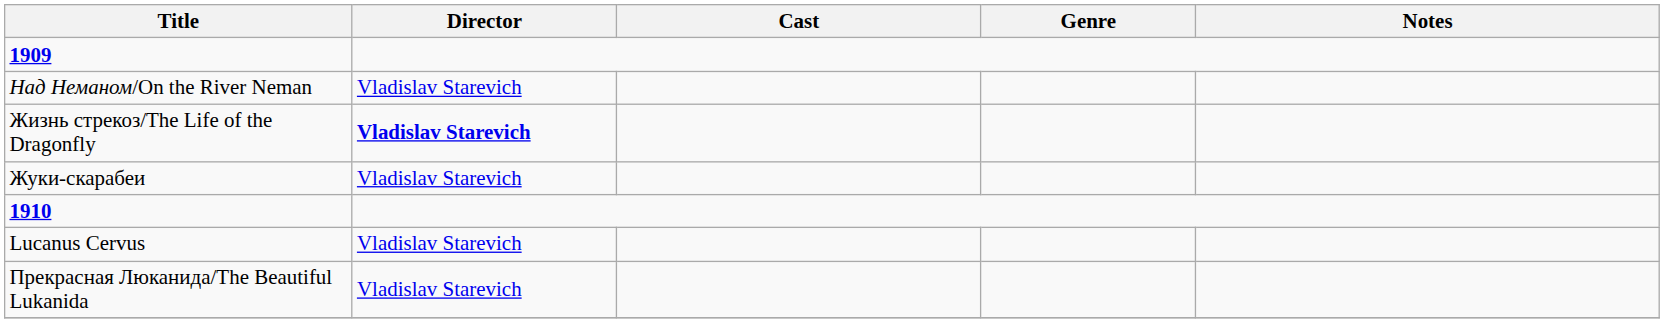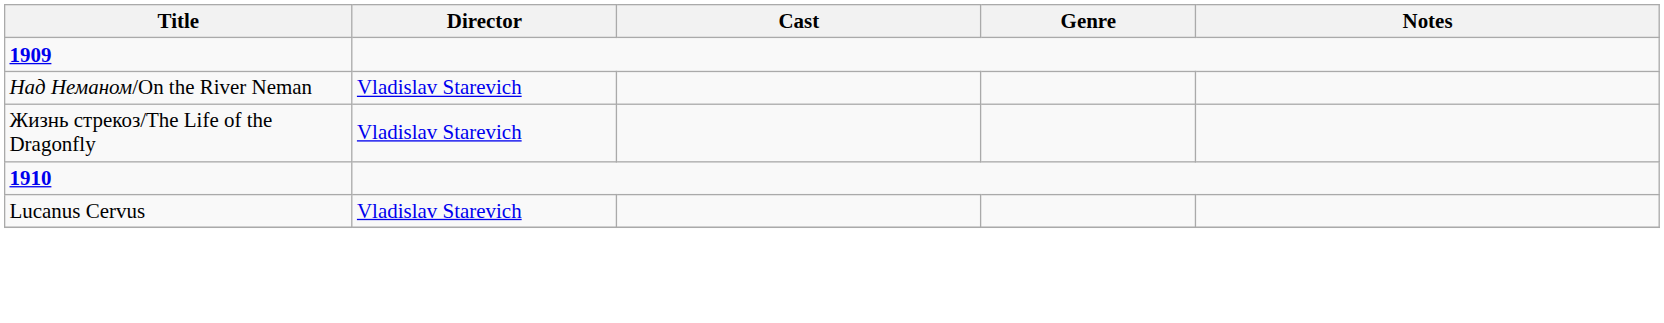(444, 132) bold -> (439, 132) normal
- row: (77, 177)
- row: (171, 289)
